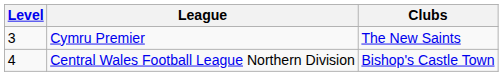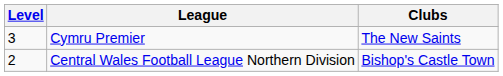(12, 60) 4 -> (12, 60) 2
